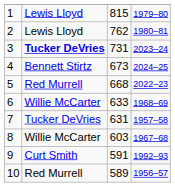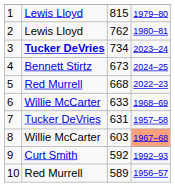(119, 48) 731 -> (119, 48) 734
(151, 138) no background -> (151, 138) lightsalmon background
(119, 155) 591 -> (119, 155) 592
